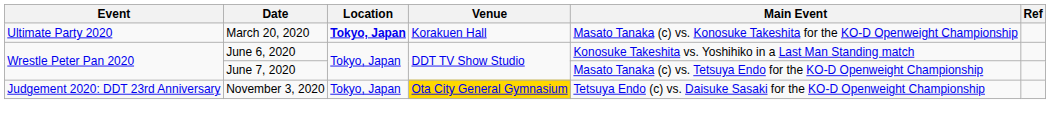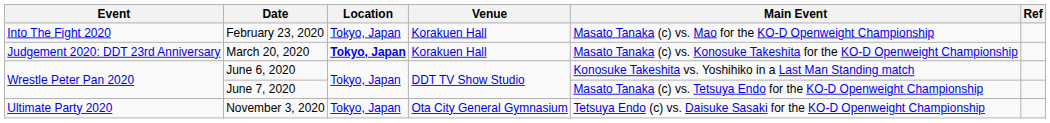+ row: (275, 32)
(60, 32) Ultimate Party 2020 -> (114, 51) Judgement 2020: DDT 23rd Anniversary
(114, 89) Judgement 2020: DDT 23rd Anniversary -> (60, 108) Ultimate Party 2020
(490, 89) gold background -> (490, 108) no background
